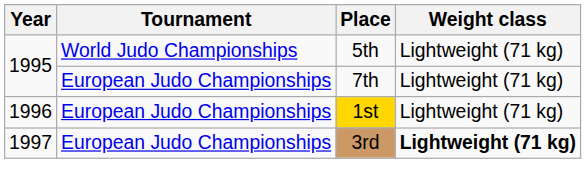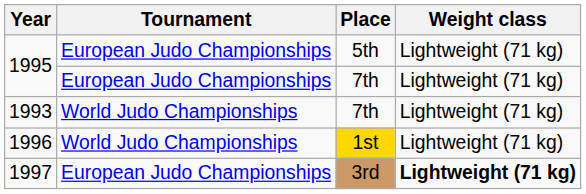(179, 50) World Judo Championships -> (196, 50) European Judo Championships
+ row: (31, 111)
(196, 111) European Judo Championships -> (179, 142) World Judo Championships
